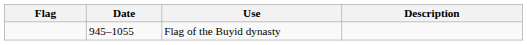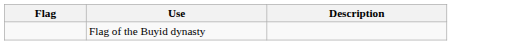- column: (124, 13)
